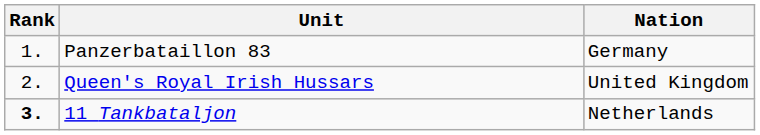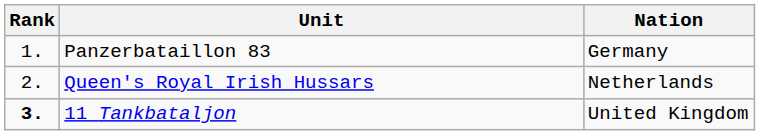(668, 83) United Kingdom -> (651, 83) Netherlands
(651, 114) Netherlands -> (668, 114) United Kingdom
